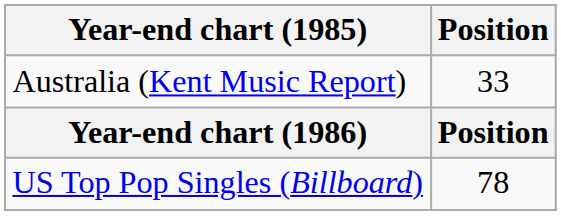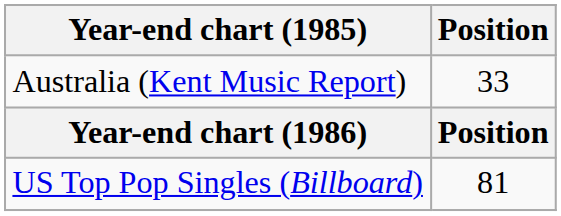(493, 183) 78 -> (493, 183) 81
